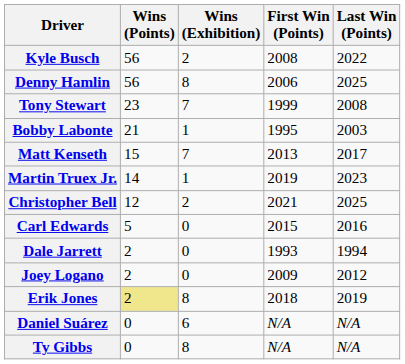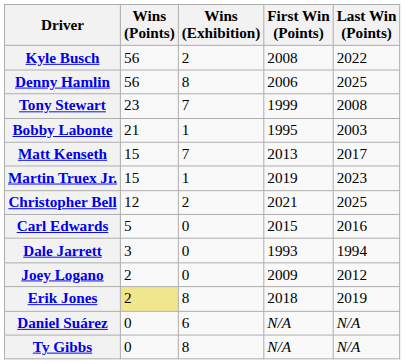(132, 178) 14 -> (132, 178) 15
(128, 250) 2 -> (128, 250) 3
